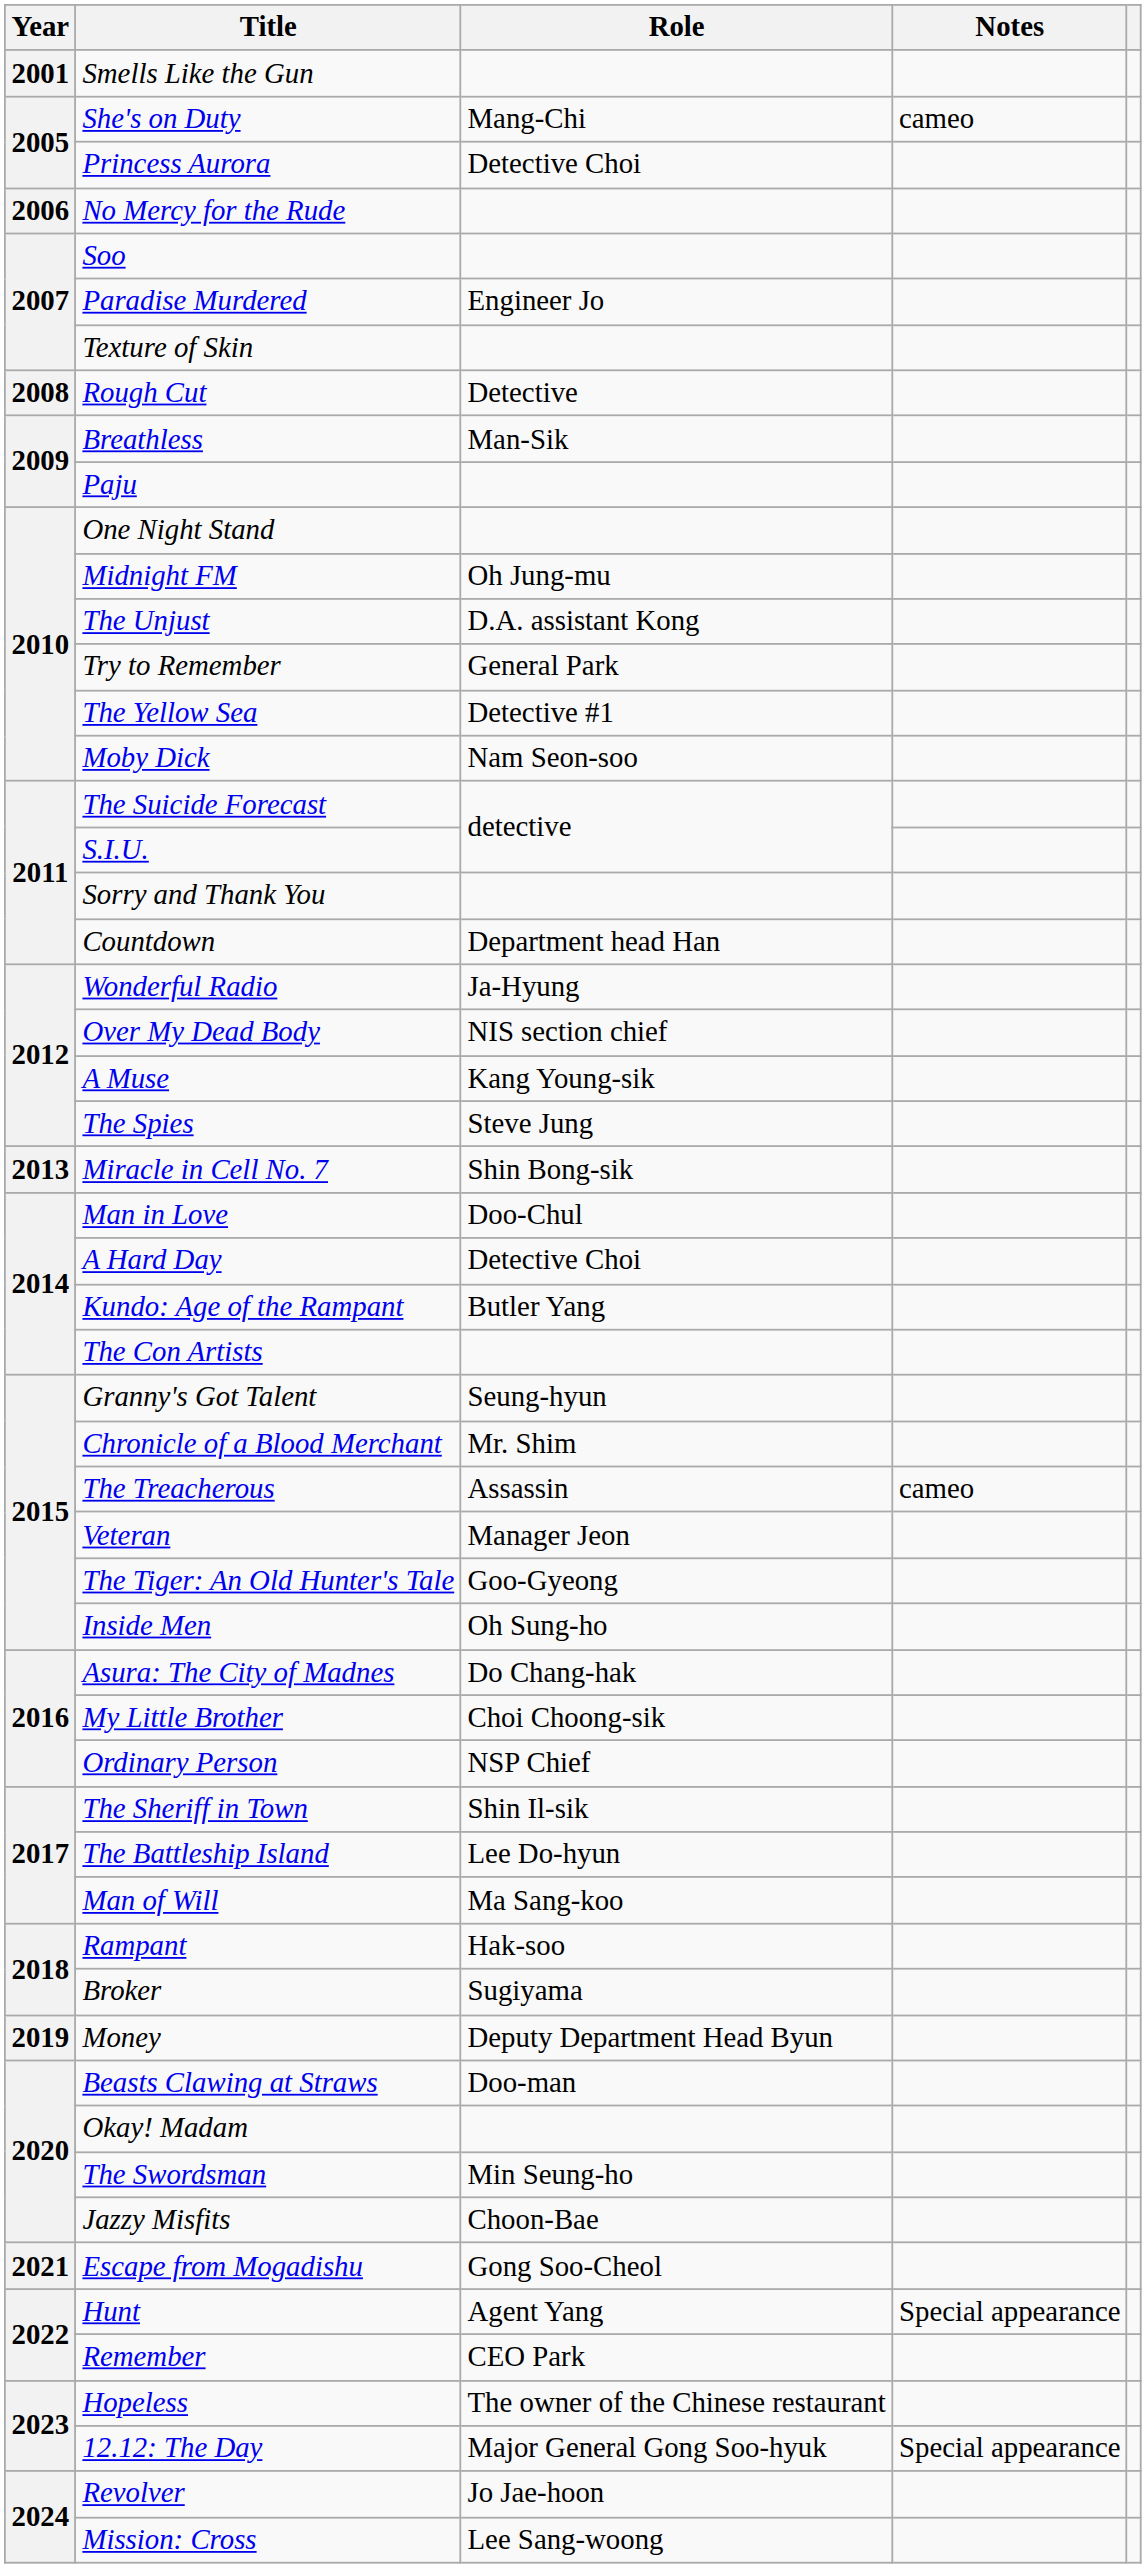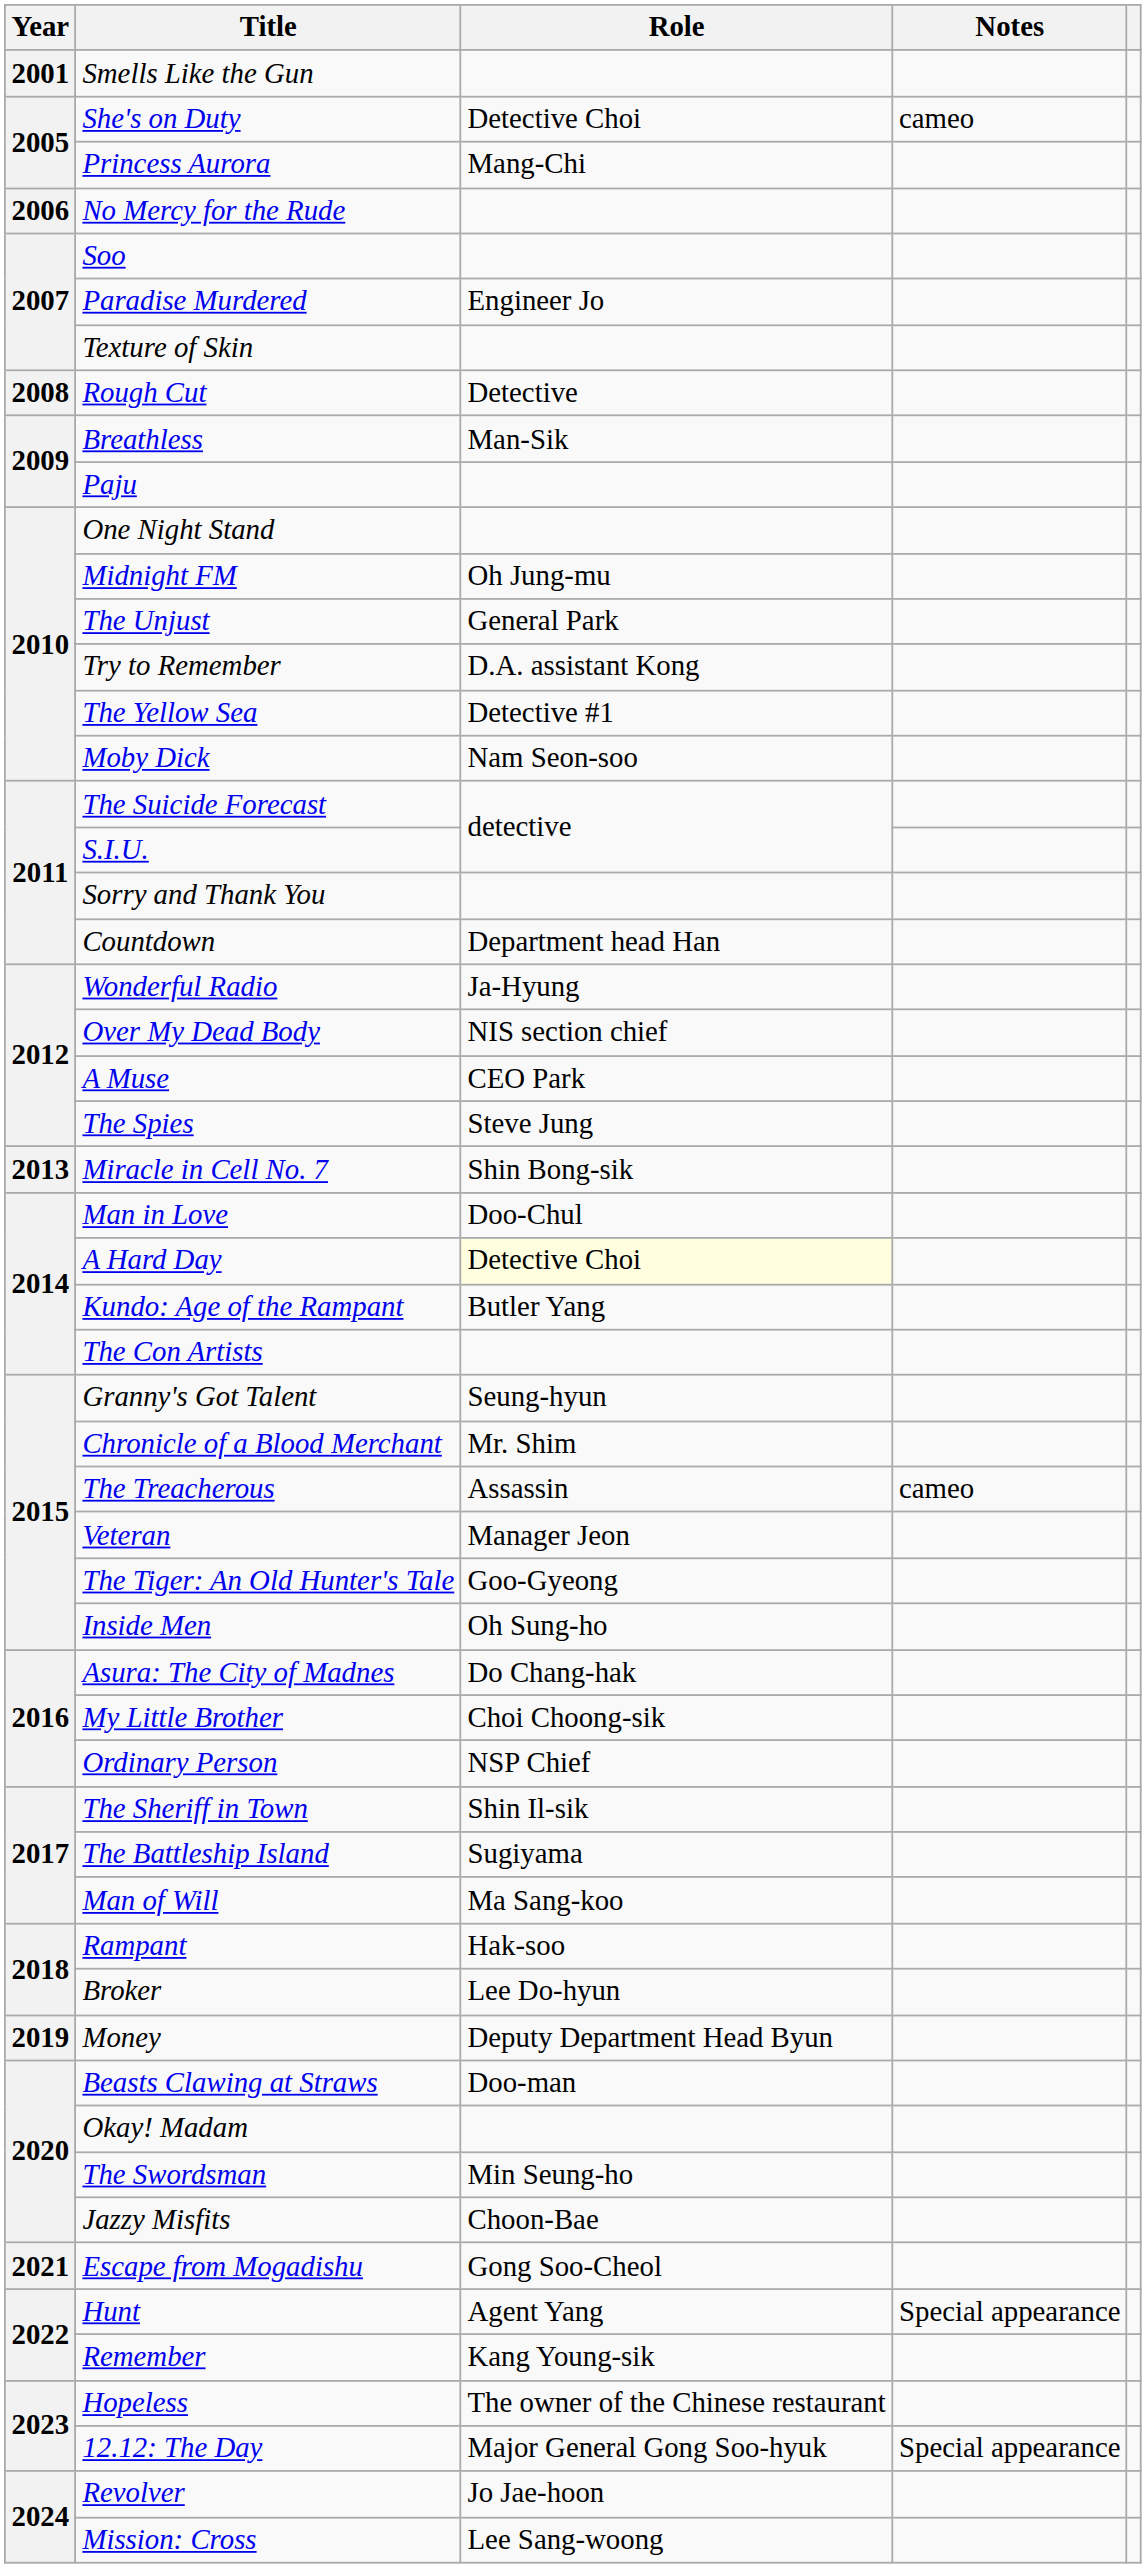(527, 118) Mang-Chi -> (554, 118) Detective Choi
(554, 164) Detective Choi -> (527, 164) Mang-Chi
(584, 621) D.A. assistant Kong -> (543, 621) General Park
(543, 666) General Park -> (584, 666) D.A. assistant Kong
(561, 1077) Kang Young-sik -> (526, 1077) CEO Park
(554, 1260) no background -> (554, 1260) lightyellow background
(544, 1854) Lee Do-hyun -> (525, 1854) Sugiyama
(525, 1991) Sugiyama -> (544, 1991) Lee Do-hyun
(526, 2356) CEO Park -> (561, 2356) Kang Young-sik
